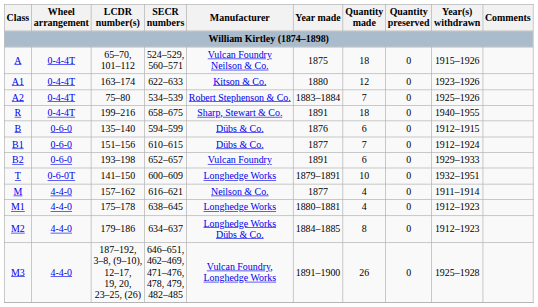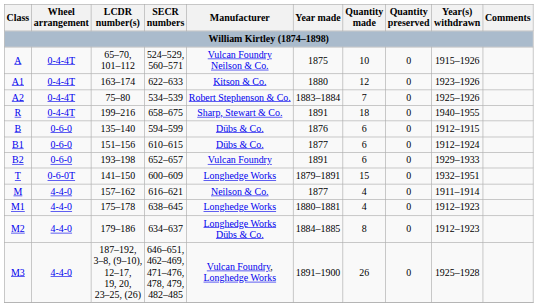(364, 60) 18 -> (364, 60) 10
(364, 144) 7 -> (364, 144) 6
(364, 176) 10 -> (364, 176) 15
